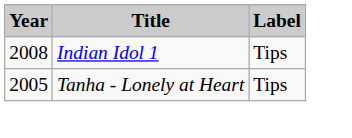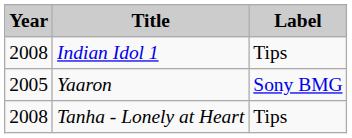+ row: (84, 84)
(29, 84) 2005 -> (29, 116) 2008
